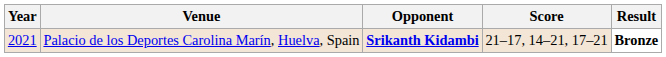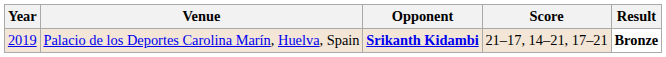(22, 40) 2021 -> (22, 40) 2019
